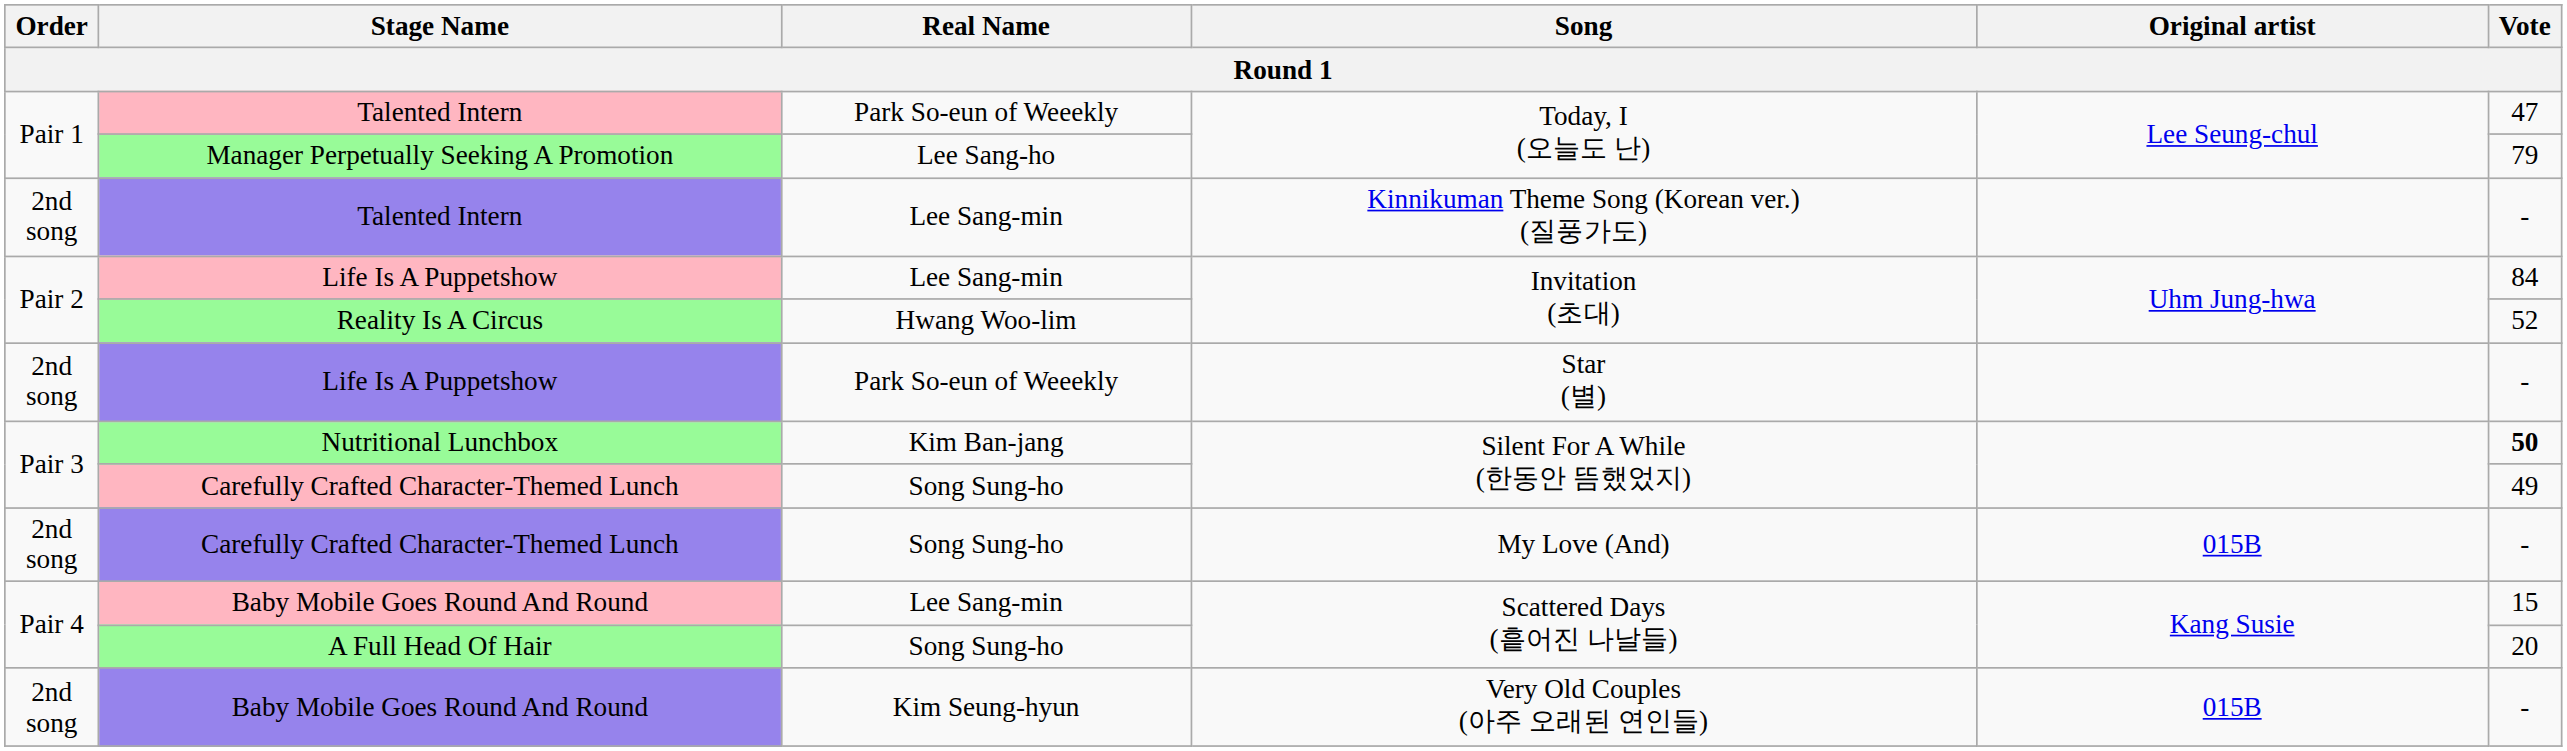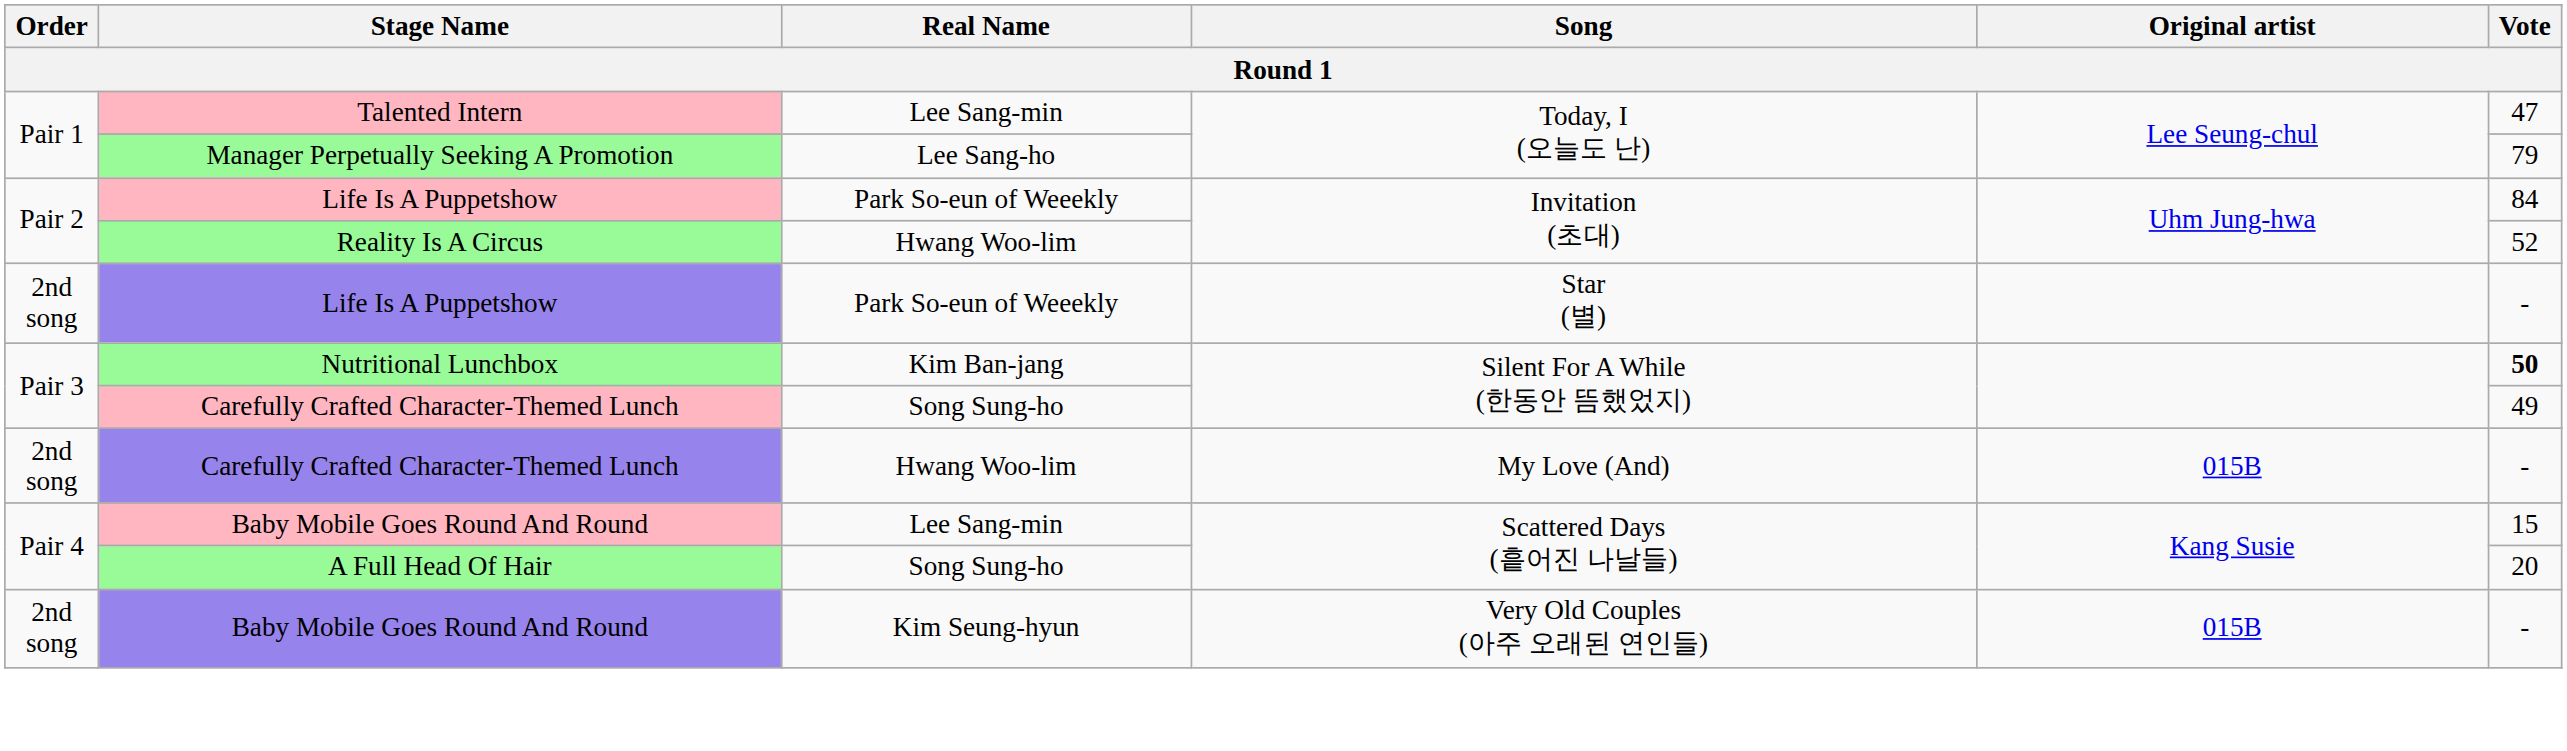(986, 112) Park So-eun of Weeekly -> (986, 112) Lee Sang-min
- row: (440, 216)
(986, 277) Lee Sang-min -> (986, 198) Park So-eun of Weeekly
(986, 544) Song Sung-ho -> (986, 465) Hwang Woo-lim
